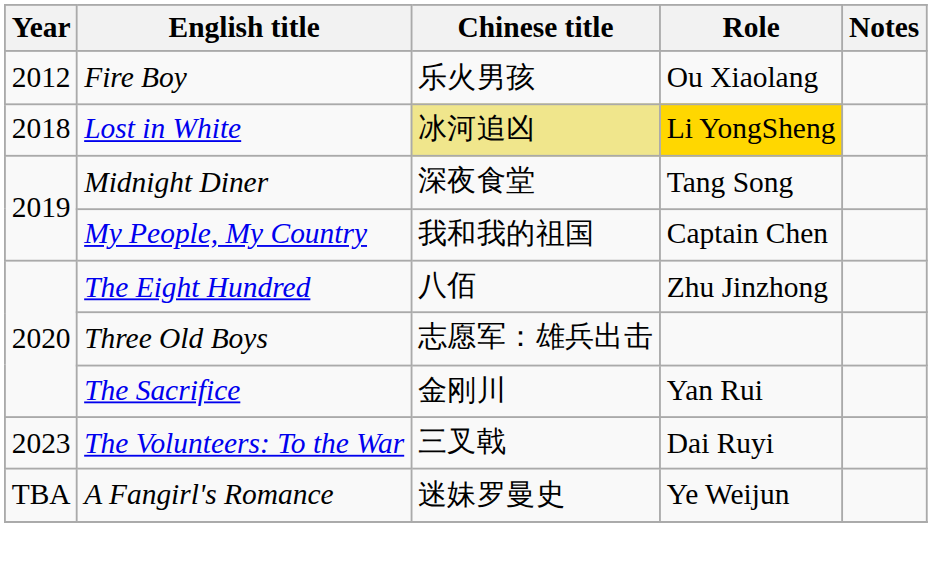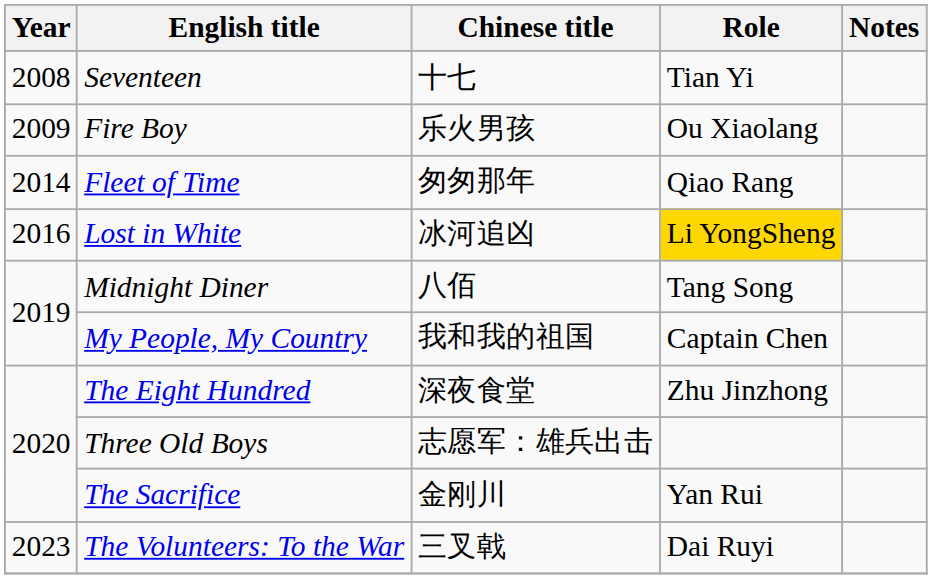+ row: (143, 77)
(41, 77) 2012 -> (41, 129) 2009
+ row: (162, 181)
(41, 129) 2018 -> (41, 233) 2016
(477, 128) khaki background -> (477, 233) no background
(477, 180) 深夜食堂 -> (447, 285) 八佰
(447, 285) 八佰 -> (477, 389) 深夜食堂
- row: (209, 494)
